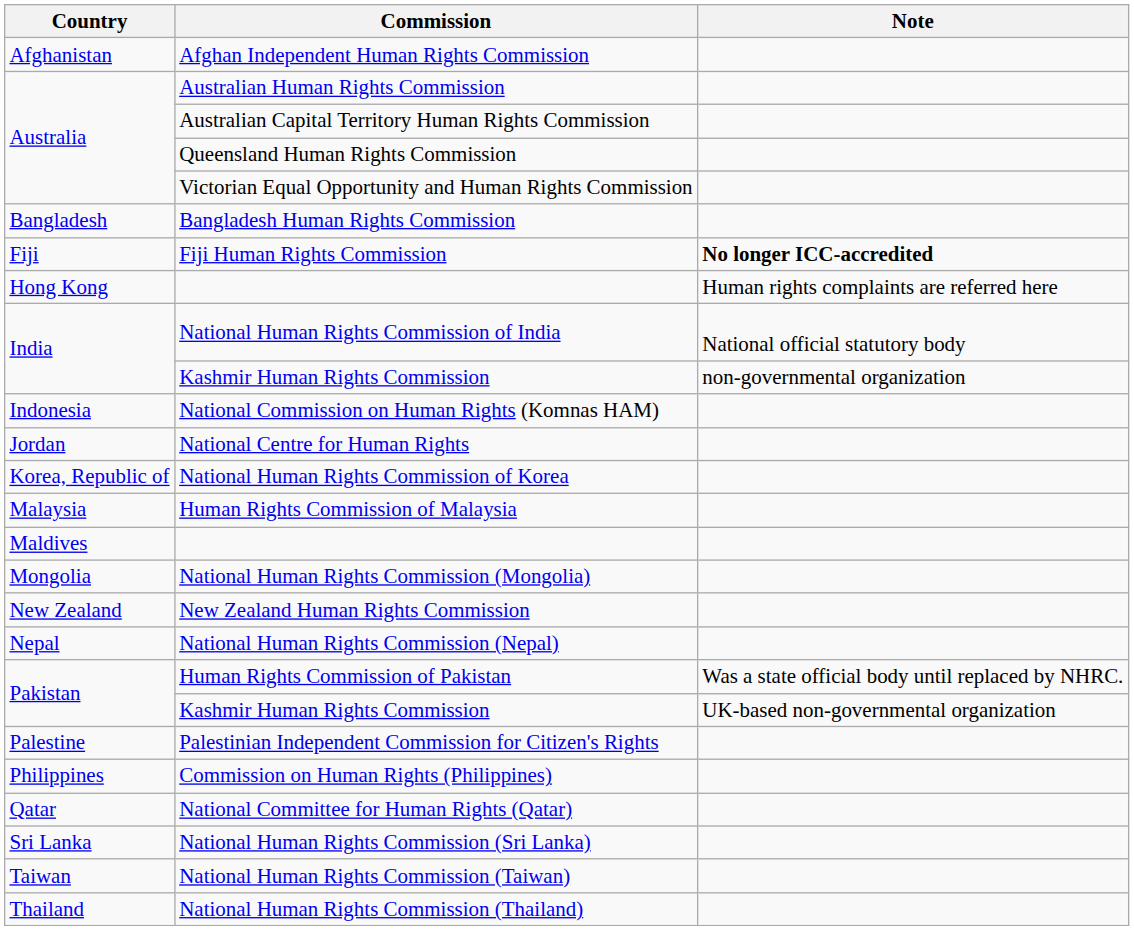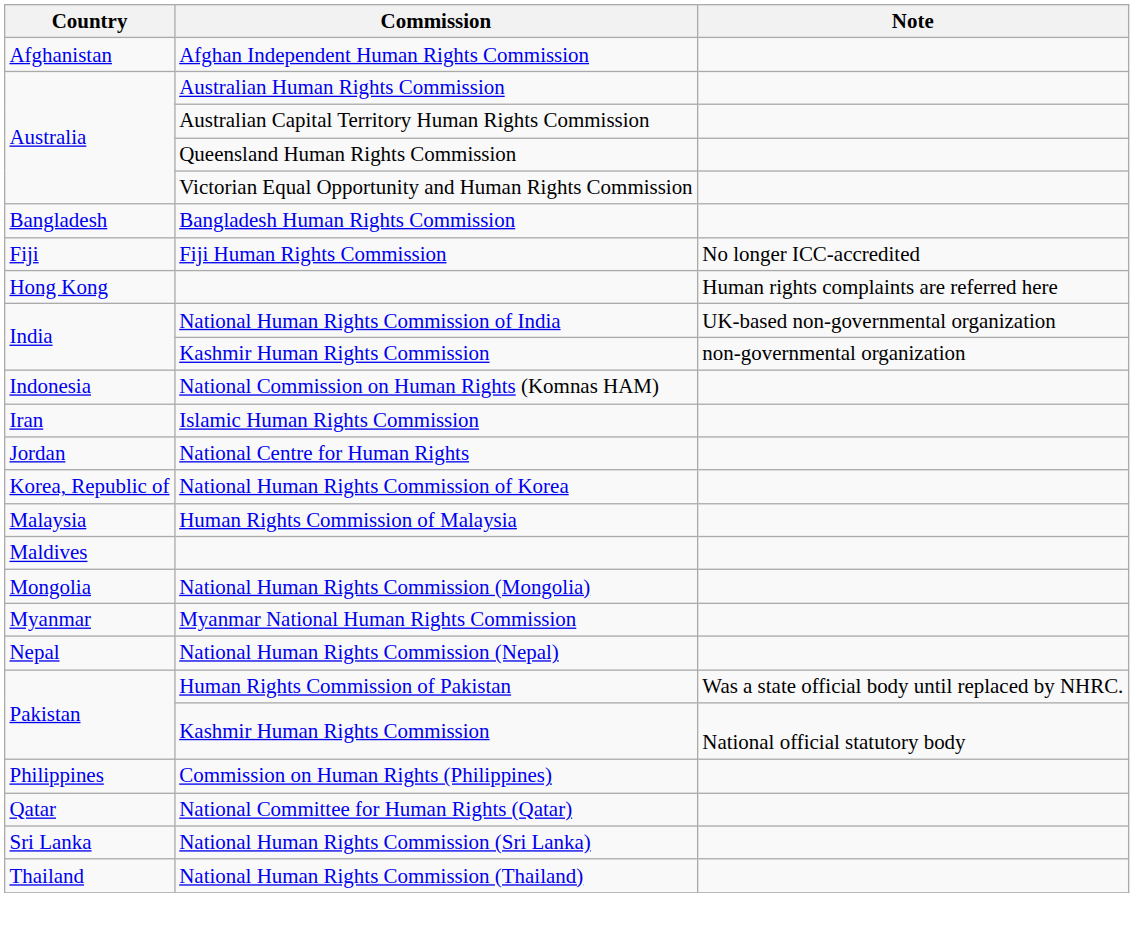(818, 253) bold -> (811, 253) normal
(834, 343) National official statutory body -> (879, 320) UK-based non-governmental organization
+ row: (26, 420)
+ row: (50, 619)
- row: (66, 609)
(879, 709) UK-based non-governmental organization -> (834, 742) National official statutory body
- row: (47, 742)
- row: (40, 875)
